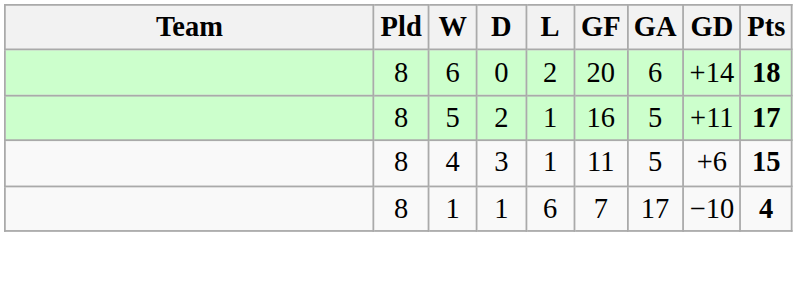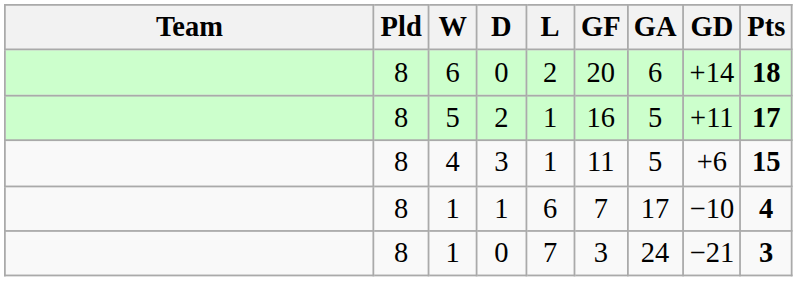+ row: (453, 252)
